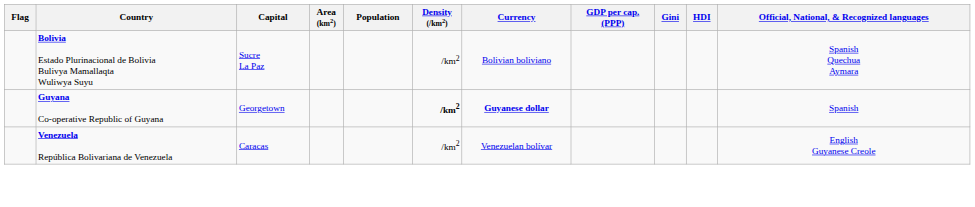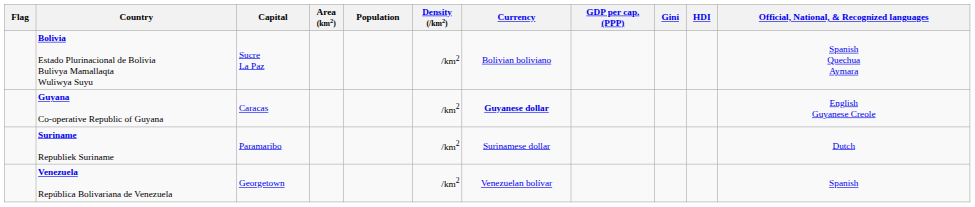(262, 108) Georgetown -> (254, 108) Caracas
(450, 108) bold -> (451, 108) normal
(844, 108) Spanish -> (844, 108) English Guyanese Creole
+ row: (76, 146)
(254, 146) Caracas -> (262, 183) Georgetown
(844, 146) English Guyanese Creole -> (844, 183) Spanish
